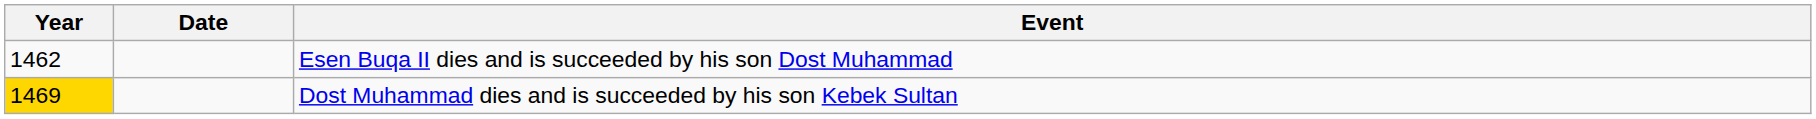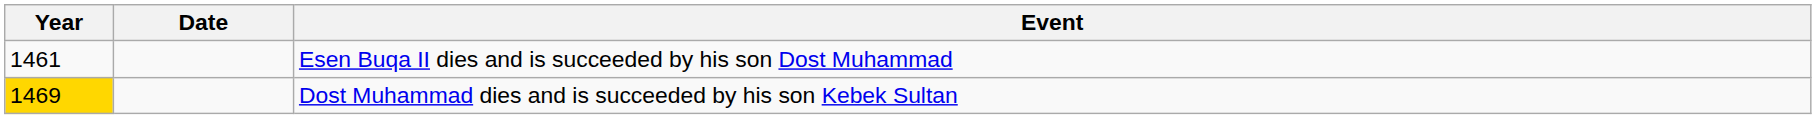(35, 58) 1462 -> (35, 58) 1461
